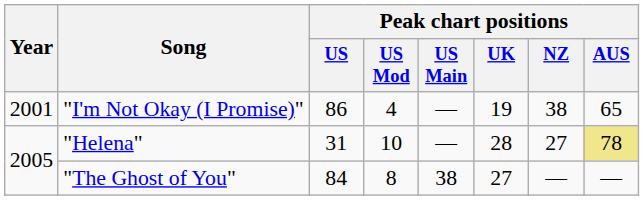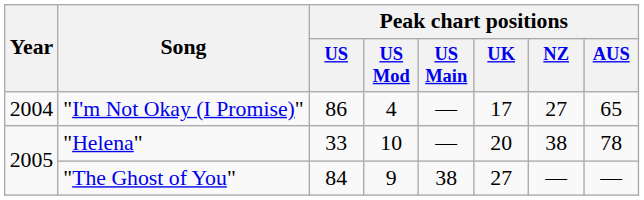(31, 108) 2001 -> (31, 108) 2004
(501, 108) 19 -> (501, 108) 17
(556, 108) 38 -> (556, 108) 27
(336, 143) 31 -> (336, 143) 33
(501, 143) 28 -> (501, 143) 20
(556, 143) 27 -> (556, 143) 38
(611, 143) khaki background -> (611, 143) no background
(391, 177) 8 -> (391, 177) 9
